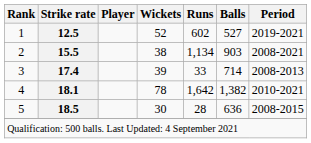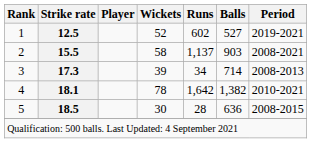(161, 52) 38 -> (161, 52) 58
(200, 52) 1,134 -> (200, 52) 1,137
(68, 71) 17.4 -> (68, 71) 17.3
(200, 71) 33 -> (200, 71) 34
